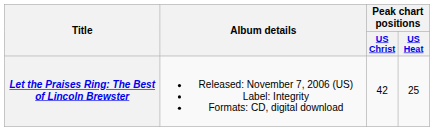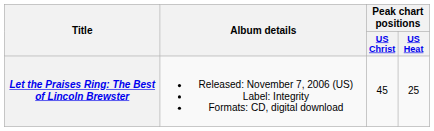(382, 91) 42 -> (382, 91) 45
